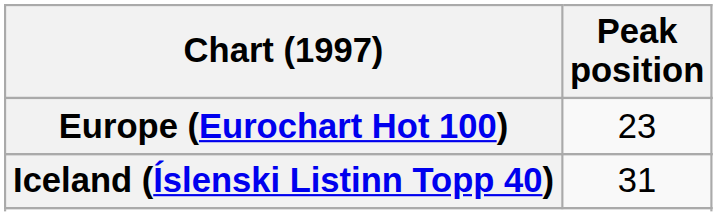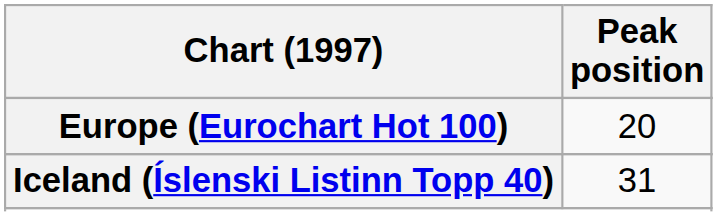(637, 125) 23 -> (637, 125) 20
